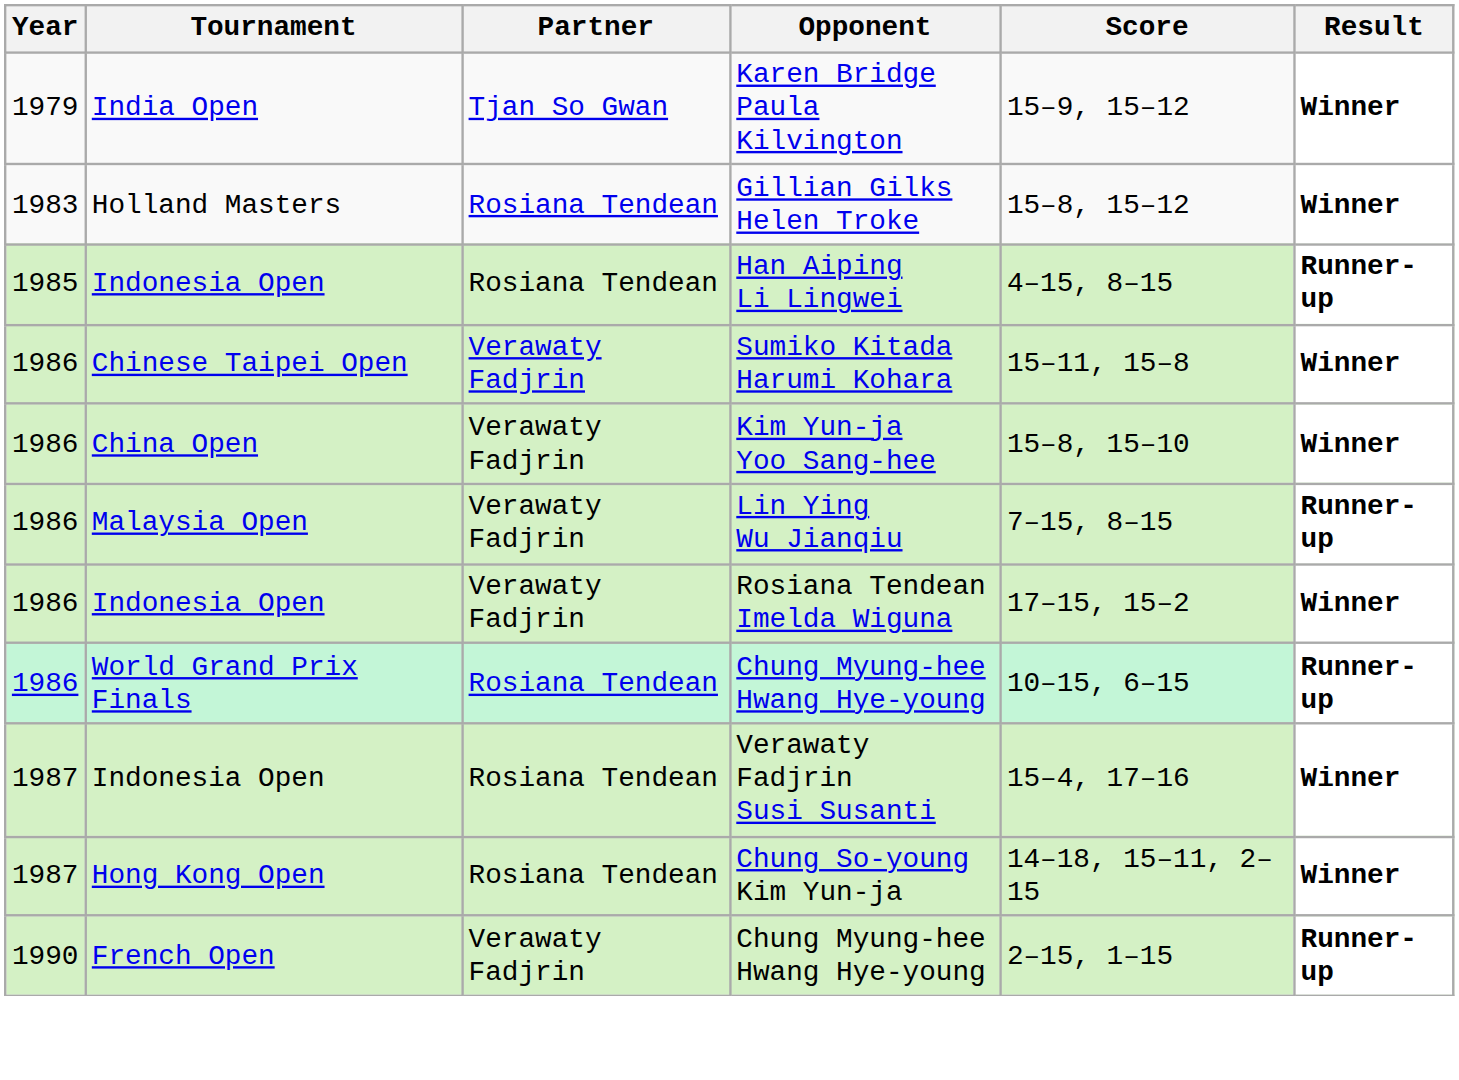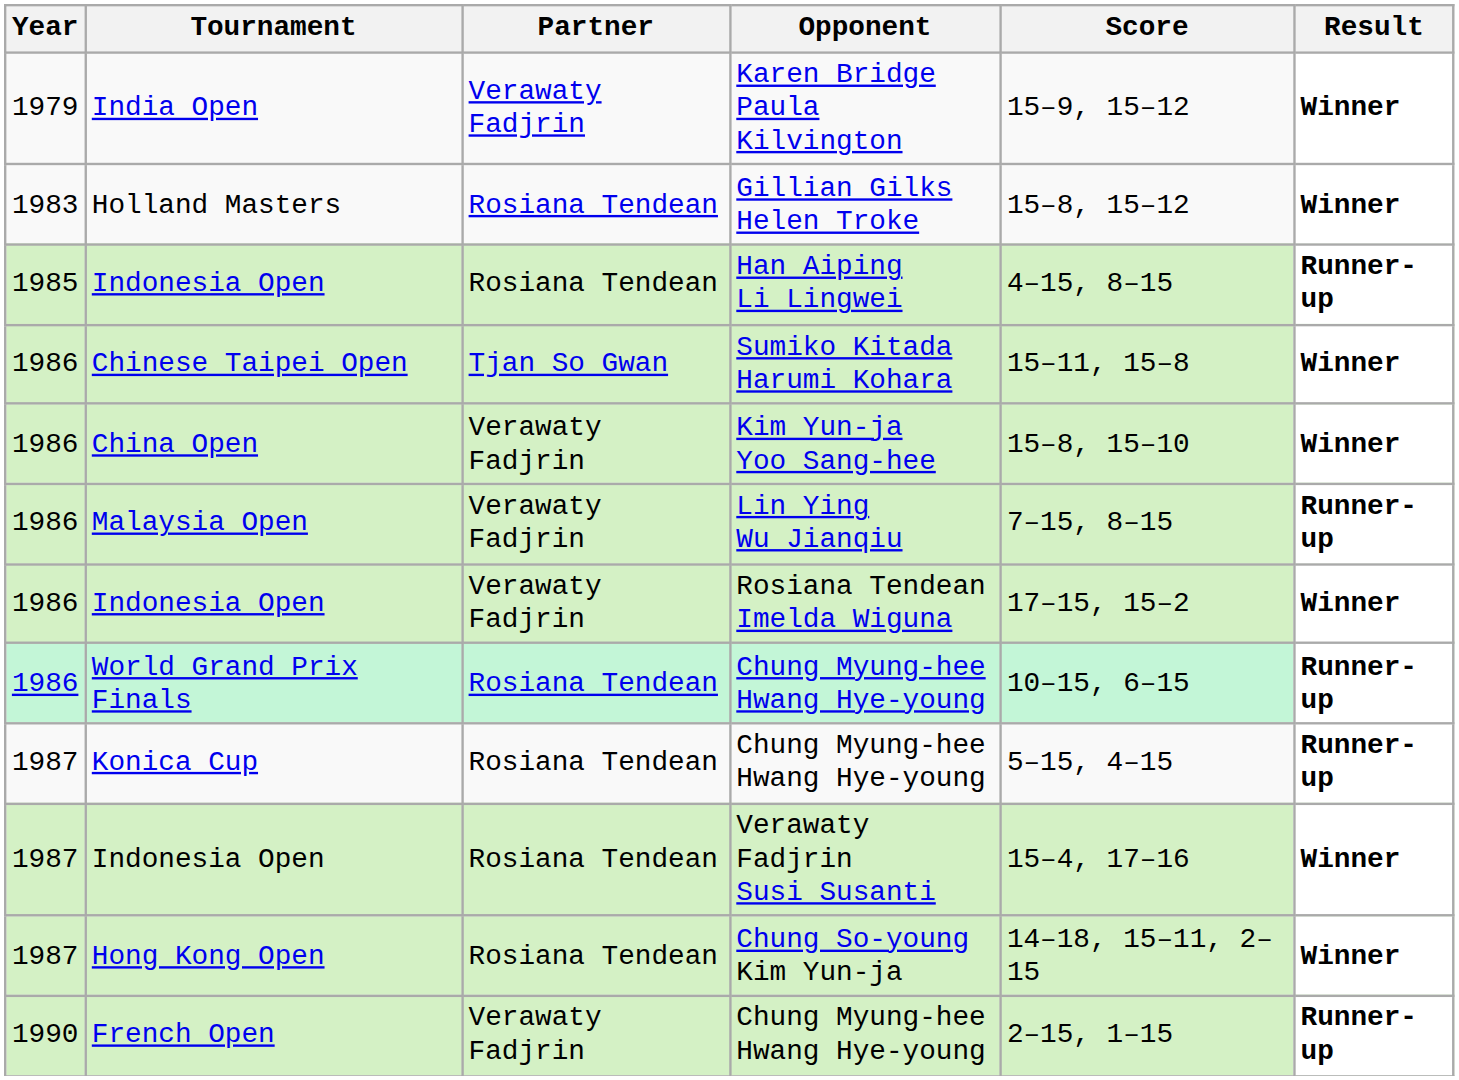(568, 108) Tjan So Gwan -> (535, 108) Verawaty Fadjrin
(535, 364) Verawaty Fadjrin -> (568, 364) Tjan So Gwan
+ row: (175, 763)
